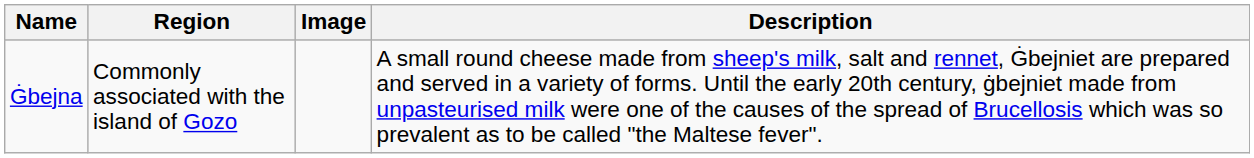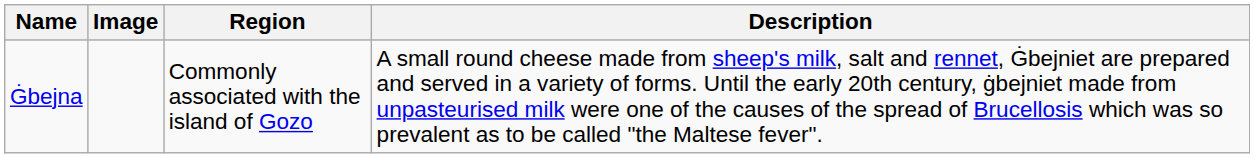columns swapped: (334, 22) <-> (192, 22)
